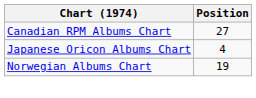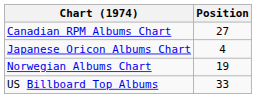+ row: (83, 85)
